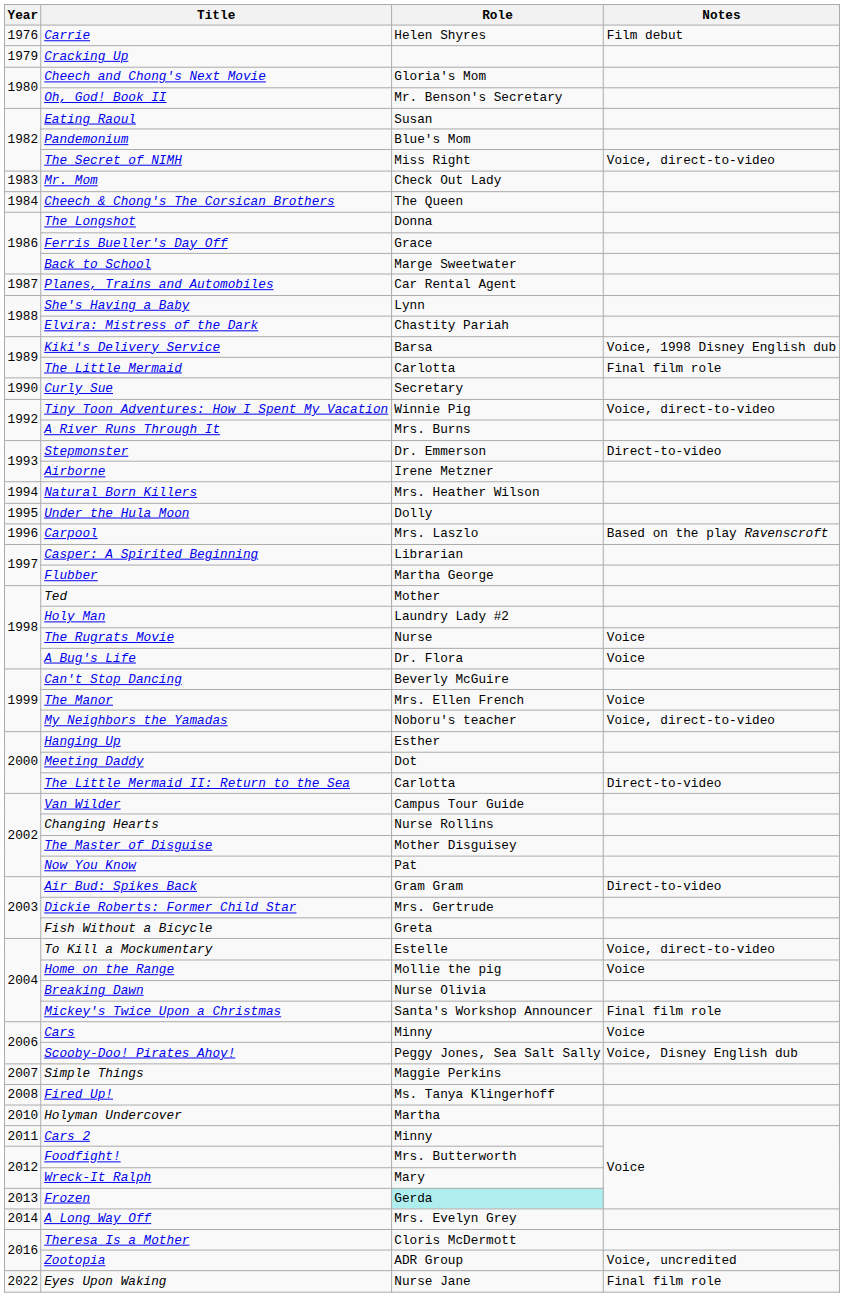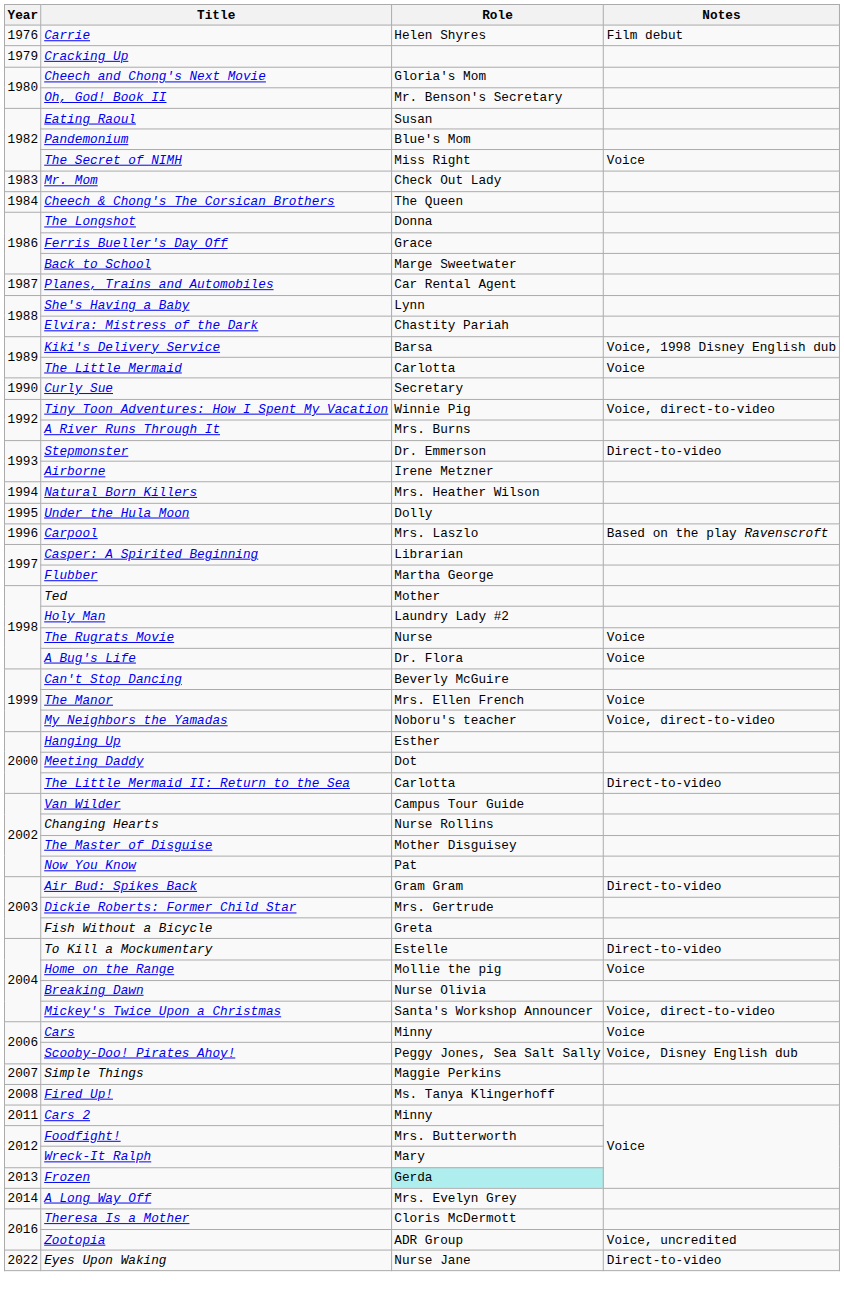(691, 160) Voice, direct-to-video -> (626, 160) Voice
(664, 368) Final film role -> (626, 368) Voice
(691, 949) Voice, direct-to-video -> (664, 949) Direct-to-video
(664, 1012) Final film role -> (691, 1012) Voice, direct-to-video
- row: (113, 1115)
(664, 1281) Final film role -> (664, 1261) Direct-to-video
